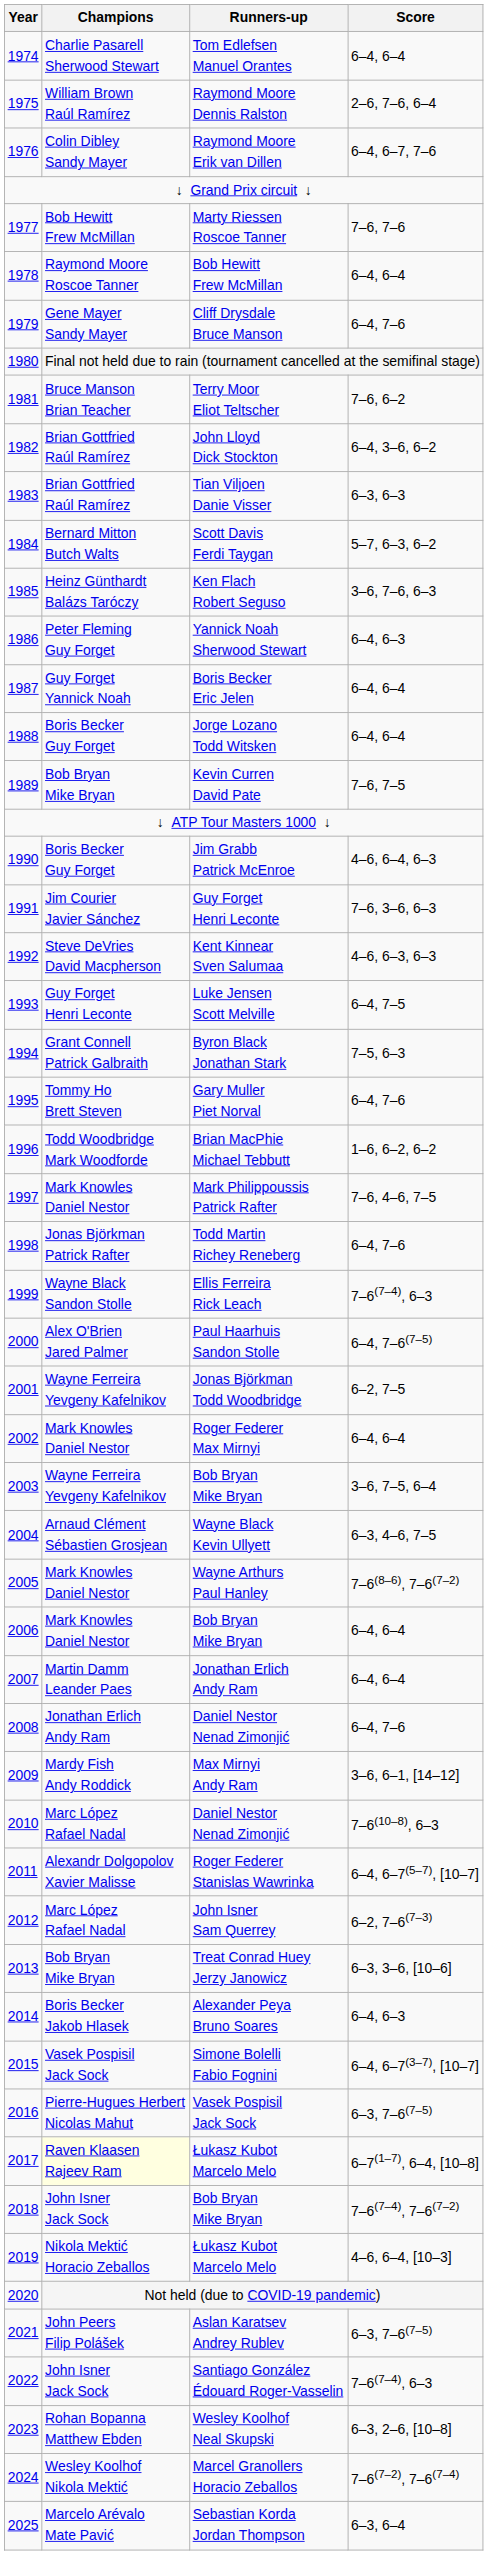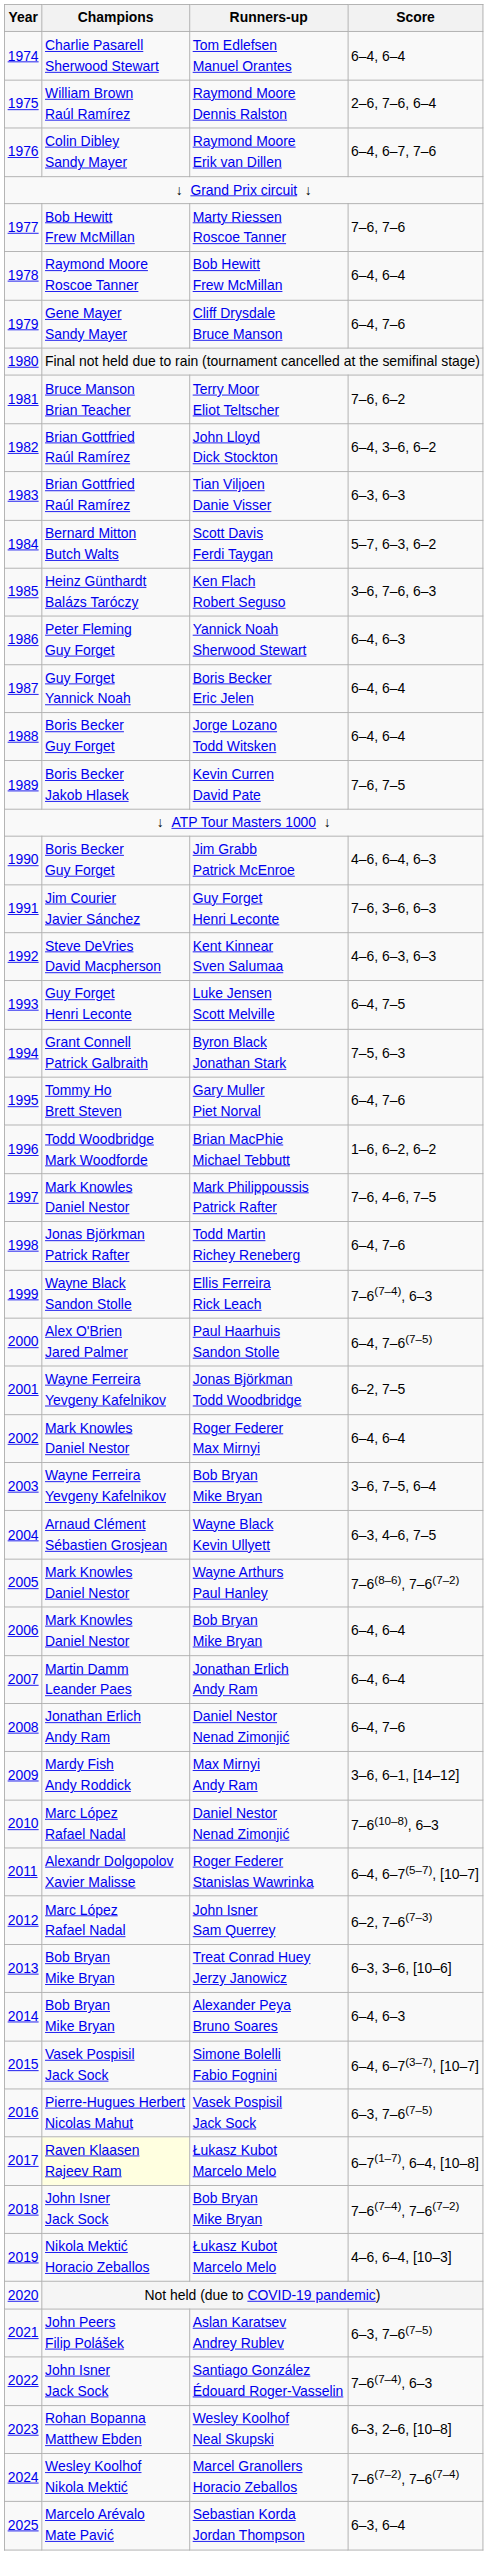(80, 784) Bob Bryan Mike Bryan -> (87, 784) Boris Becker Jakob Hlasek
(87, 2016) Boris Becker Jakob Hlasek -> (80, 2016) Bob Bryan Mike Bryan
